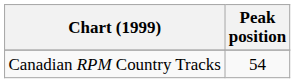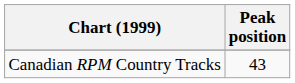(257, 63) 54 -> (257, 63) 43
